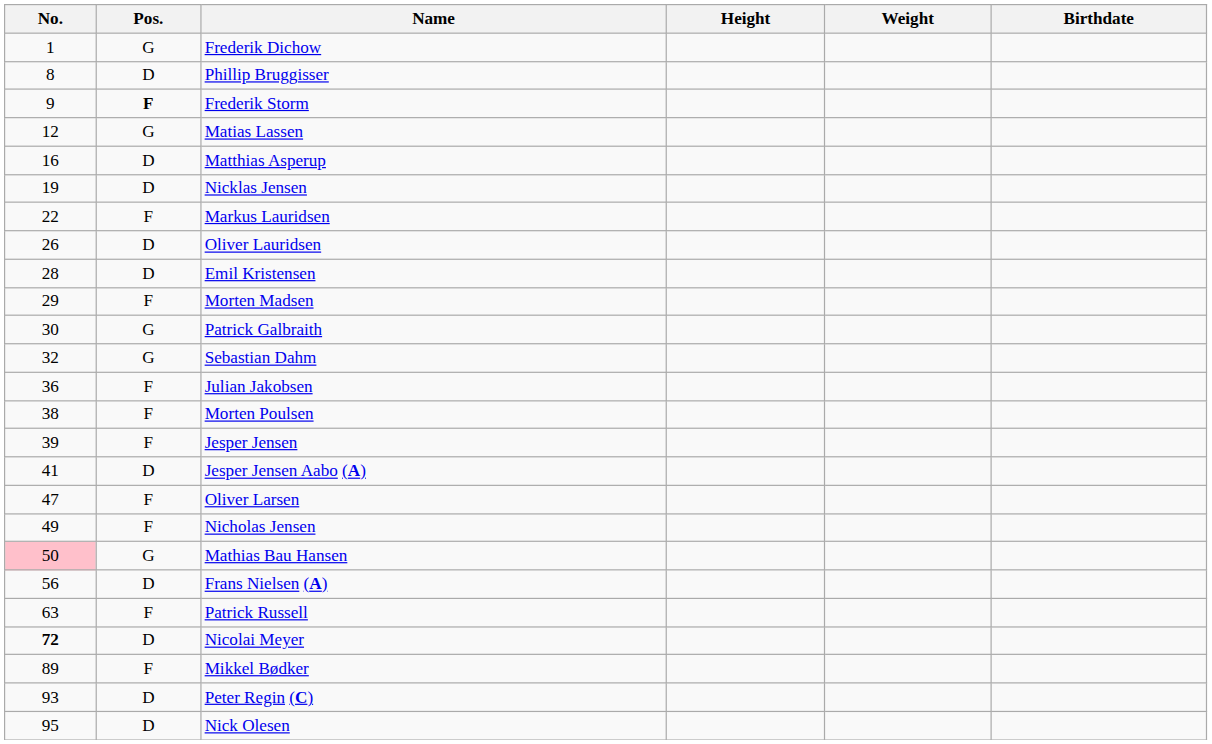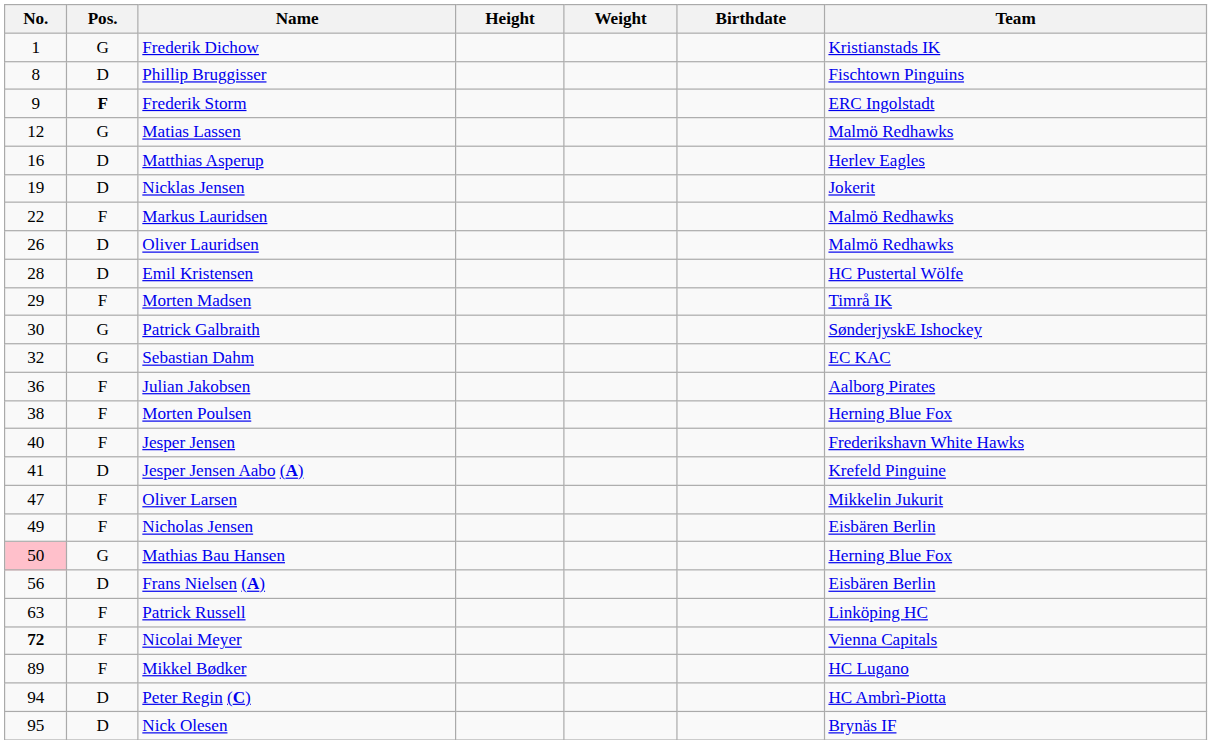+ column: (1016, 19)
(50, 442) 39 -> (36, 442) 40
(148, 640) D -> (103, 640) F
(50, 697) 93 -> (36, 697) 94
